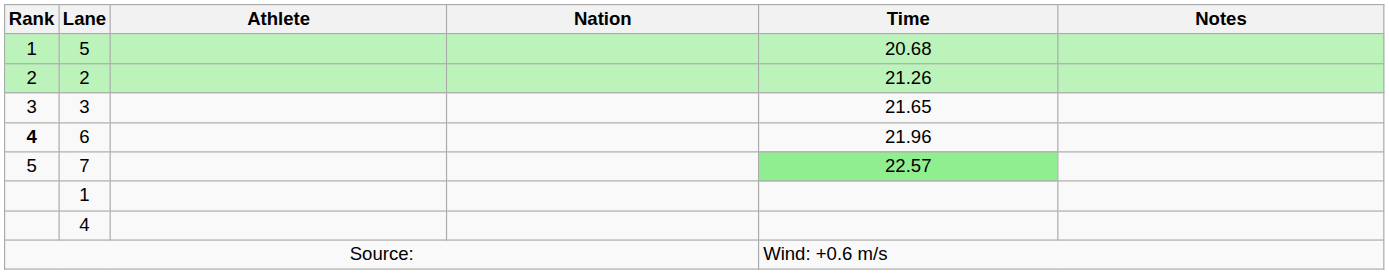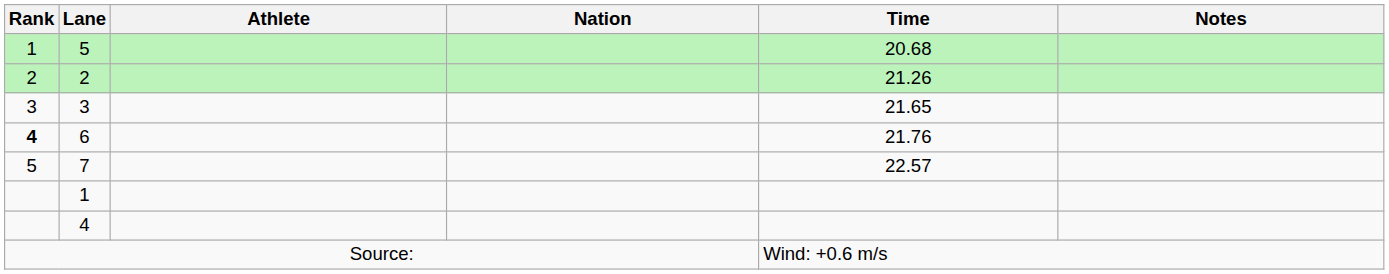(908, 136) 21.96 -> (908, 136) 21.76
(908, 166) lightgreen background -> (908, 166) no background
